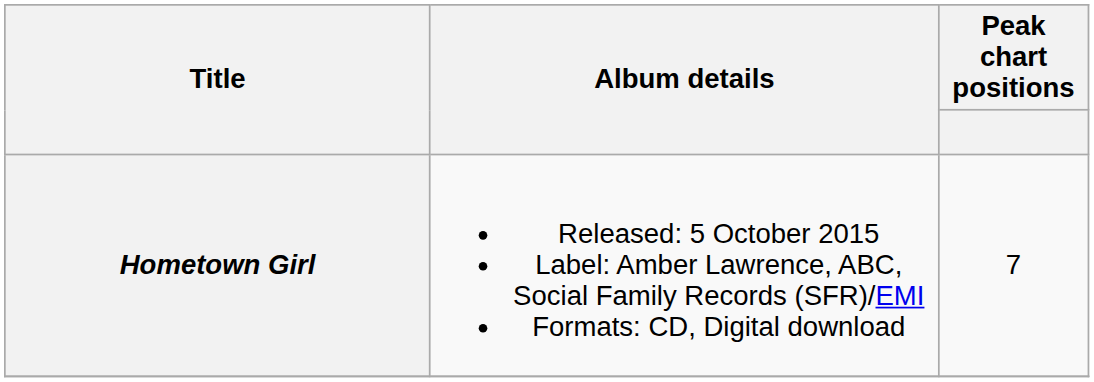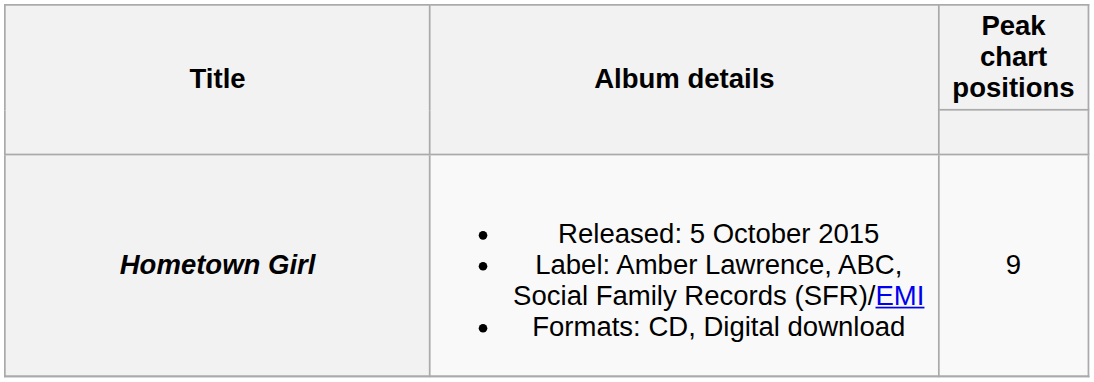(1014, 264) 7 -> (1014, 264) 9
